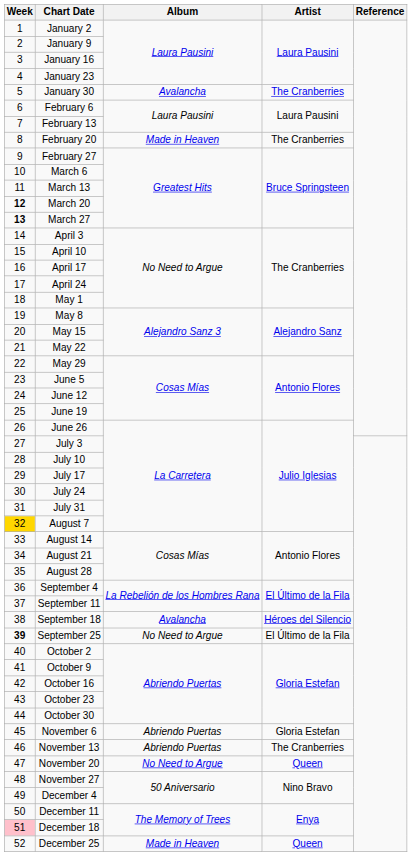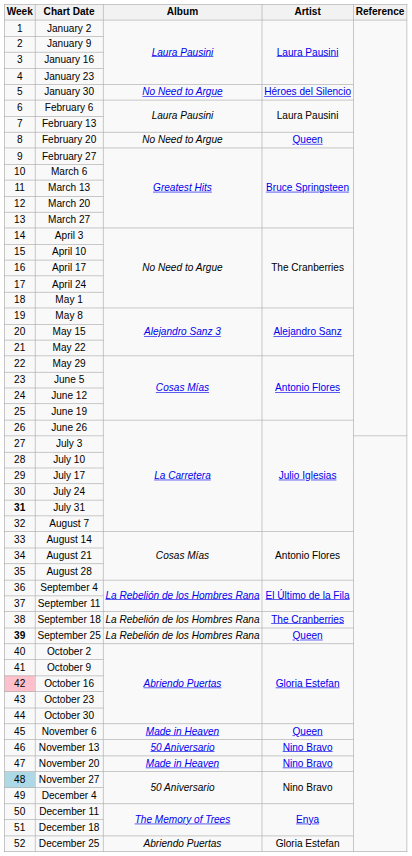(182, 92) Avalancha -> (182, 92) No Need to Argue
(308, 92) The Cranberries -> (308, 92) Héroes del Silencio
(182, 140) Made in Heaven -> (182, 140) No Need to Argue
(308, 140) The Cranberries -> (308, 140) Queen
(20, 204) bold -> (20, 204) normal
(20, 220) bold -> (20, 220) normal
(20, 508) normal -> (20, 508) bold
(20, 524) gold background -> (20, 524) no background
(182, 619) Avalancha -> (182, 619) La Rebelión de los Hombres Rana
(308, 619) Héroes del Silencio -> (308, 619) The Cranberries
(182, 635) No Need to Argue -> (182, 635) La Rebelión de los Hombres Rana
(308, 635) El Último de la Fila -> (308, 635) Queen
(20, 683) no background -> (20, 683) pink background
(182, 731) Abriendo Puertas -> (182, 731) Made in Heaven
(308, 731) Gloria Estefan -> (308, 731) Queen
(182, 747) Abriendo Puertas -> (182, 747) 50 Aniversario
(308, 747) The Cranberries -> (308, 747) Nino Bravo
(182, 763) No Need to Argue -> (182, 763) Made in Heaven
(308, 763) Queen -> (308, 763) Nino Bravo
(20, 779) no background -> (20, 779) lightblue background
(20, 827) pink background -> (20, 827) no background
(182, 843) Made in Heaven -> (182, 843) Abriendo Puertas
(308, 843) Queen -> (308, 843) Gloria Estefan
